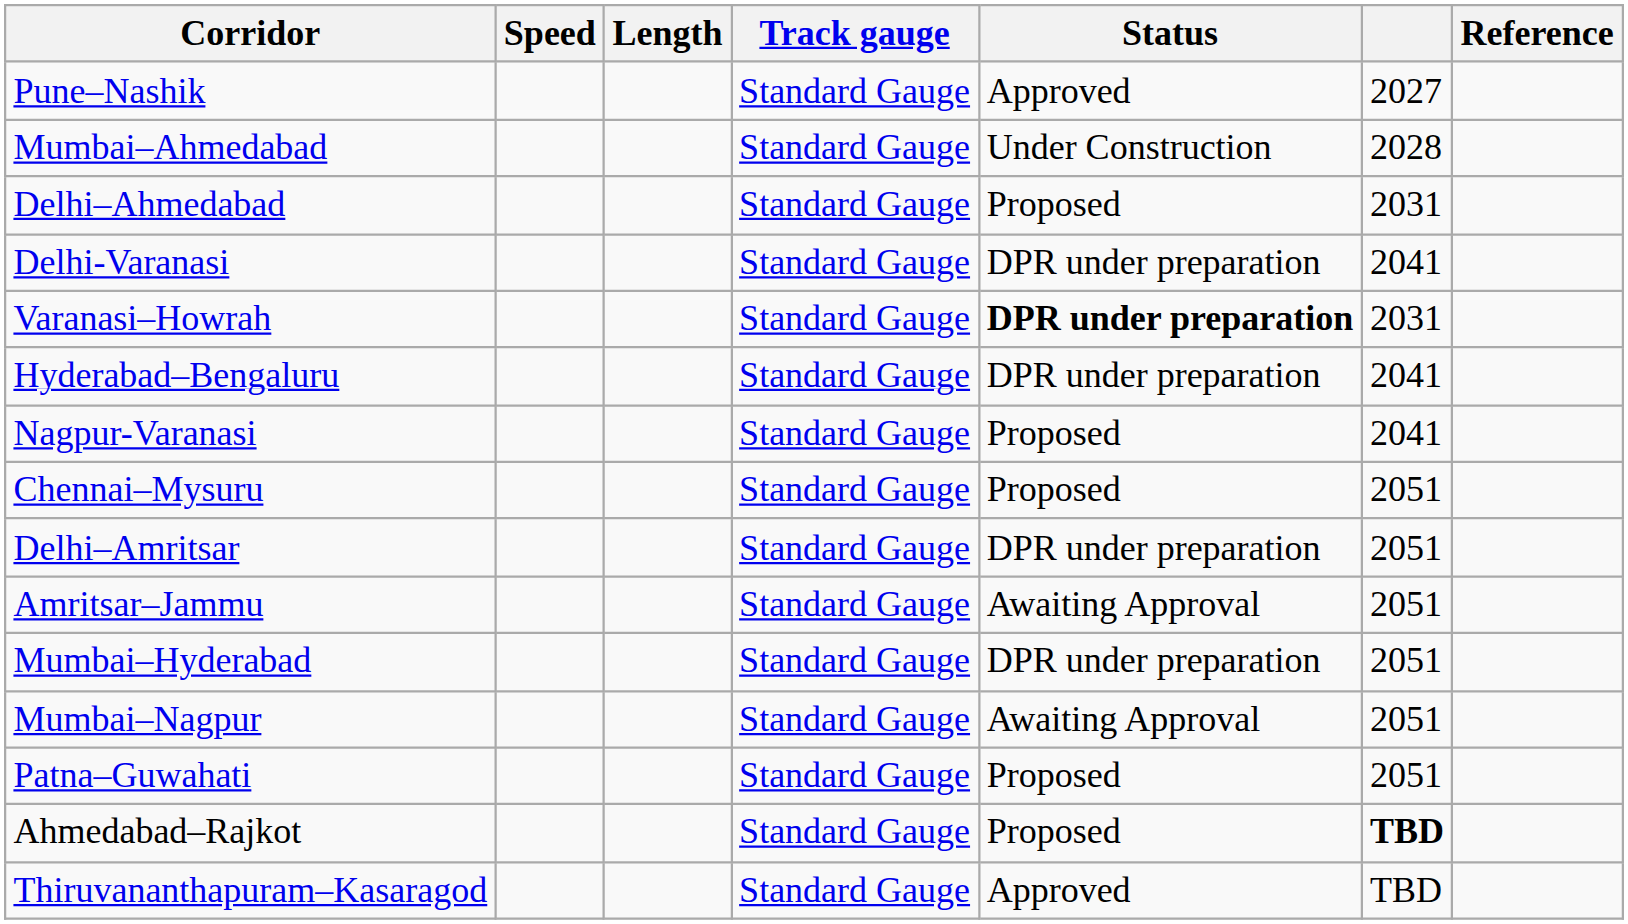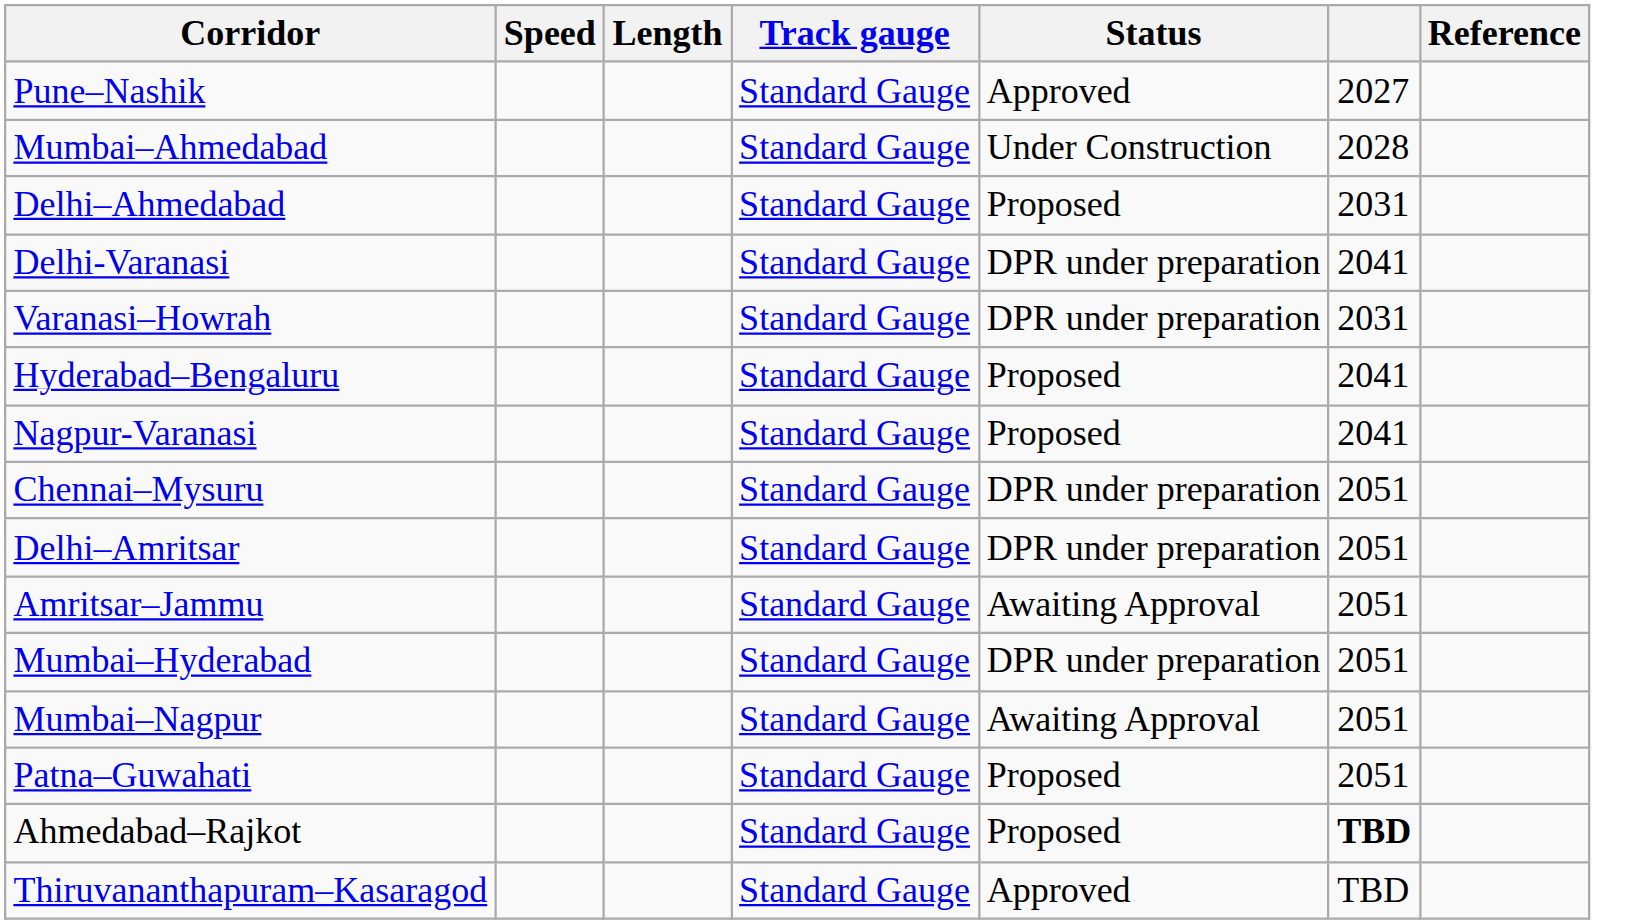(1170, 318) bold -> (1154, 318) normal
(1154, 375) DPR under preparation -> (1054, 375) Proposed
(1054, 489) Proposed -> (1154, 489) DPR under preparation
